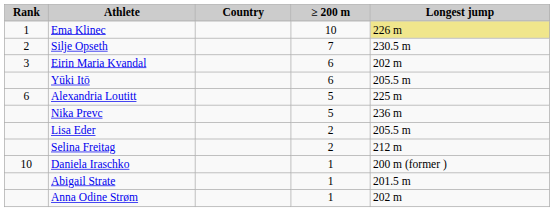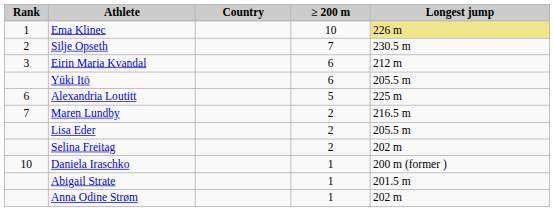(387, 63) 202 m -> (387, 63) 212 m
- row: (77, 113)
+ row: (85, 113)
(387, 147) 212 m -> (387, 147) 202 m
